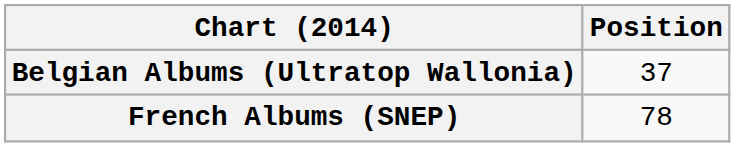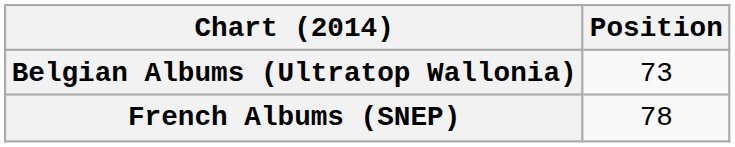(656, 73) 37 -> (656, 73) 73
